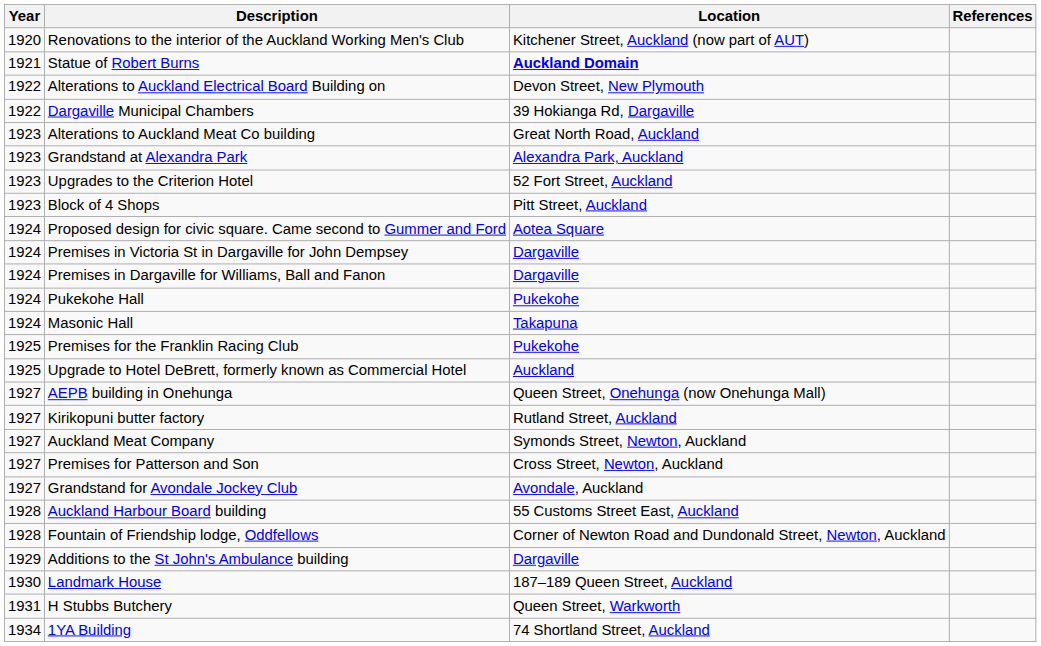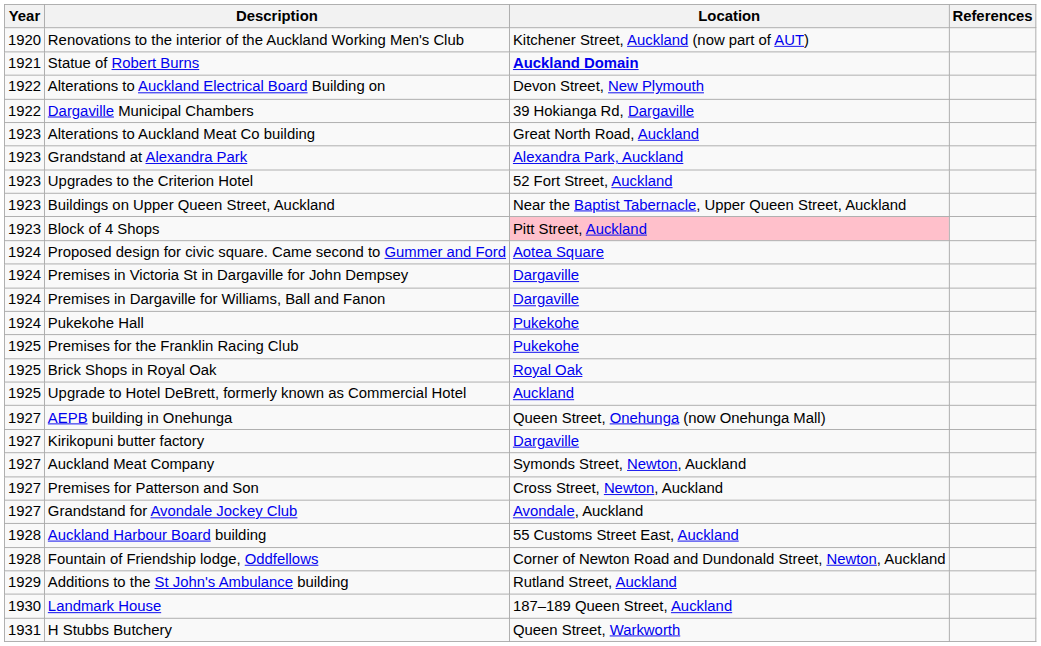+ row: (191, 205)
(580, 205) no background -> (580, 228) pink background
- row: (90, 323)
+ row: (132, 370)
(595, 417) Rutland Street, Auckland -> (546, 441) Dargaville
(546, 559) Dargaville -> (595, 582) Rutland Street, Auckland
- row: (89, 629)
